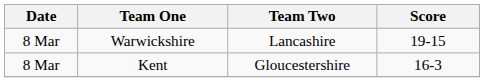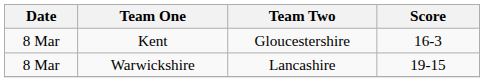rows swapped: (153, 40) <-> (153, 64)
